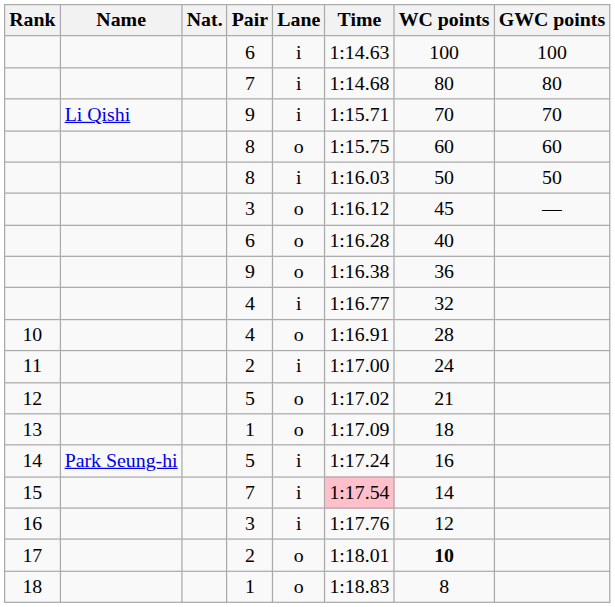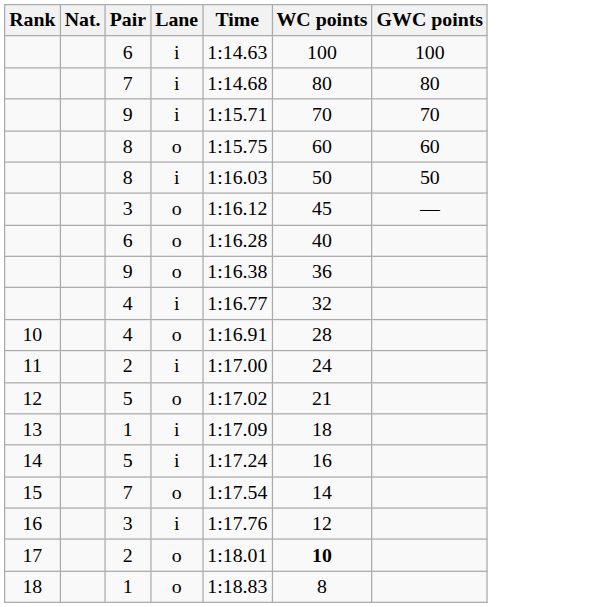- column: (121, 20)
(299, 429) o -> (177, 429) i
(299, 492) i -> (177, 492) o
(359, 492) pink background -> (237, 492) no background
